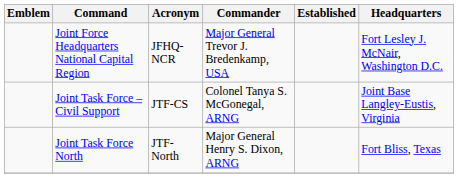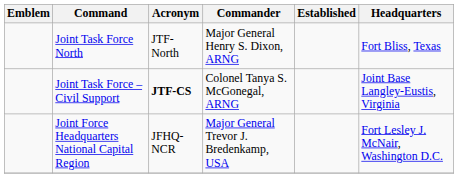rows swapped: (94, 52) <-> (94, 150)
(170, 104) normal -> (171, 91) bold
